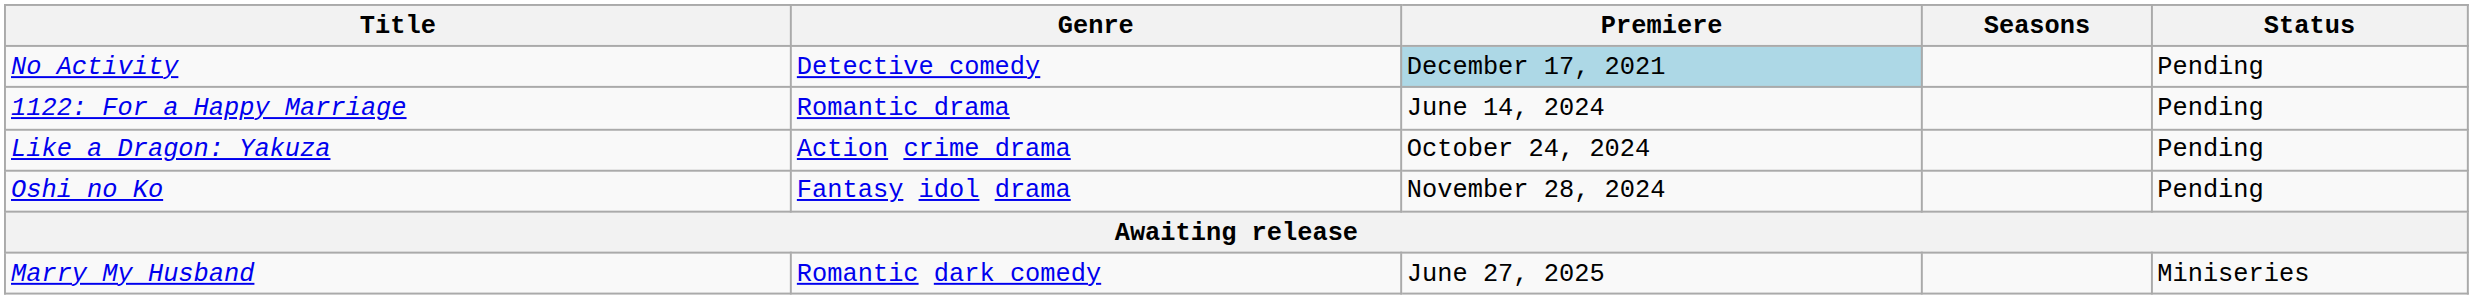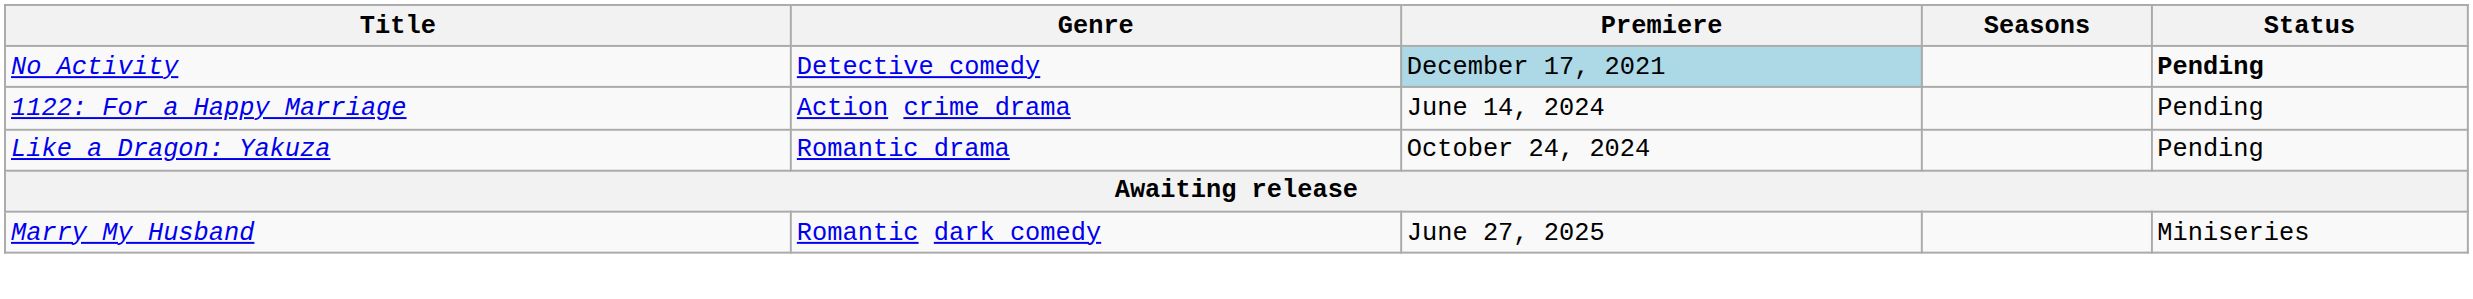(2211, 67) normal -> (2211, 67) bold
(903, 108) Romantic drama -> (934, 108) Action crime drama
(934, 150) Action crime drama -> (903, 150) Romantic drama
- row: (87, 191)
